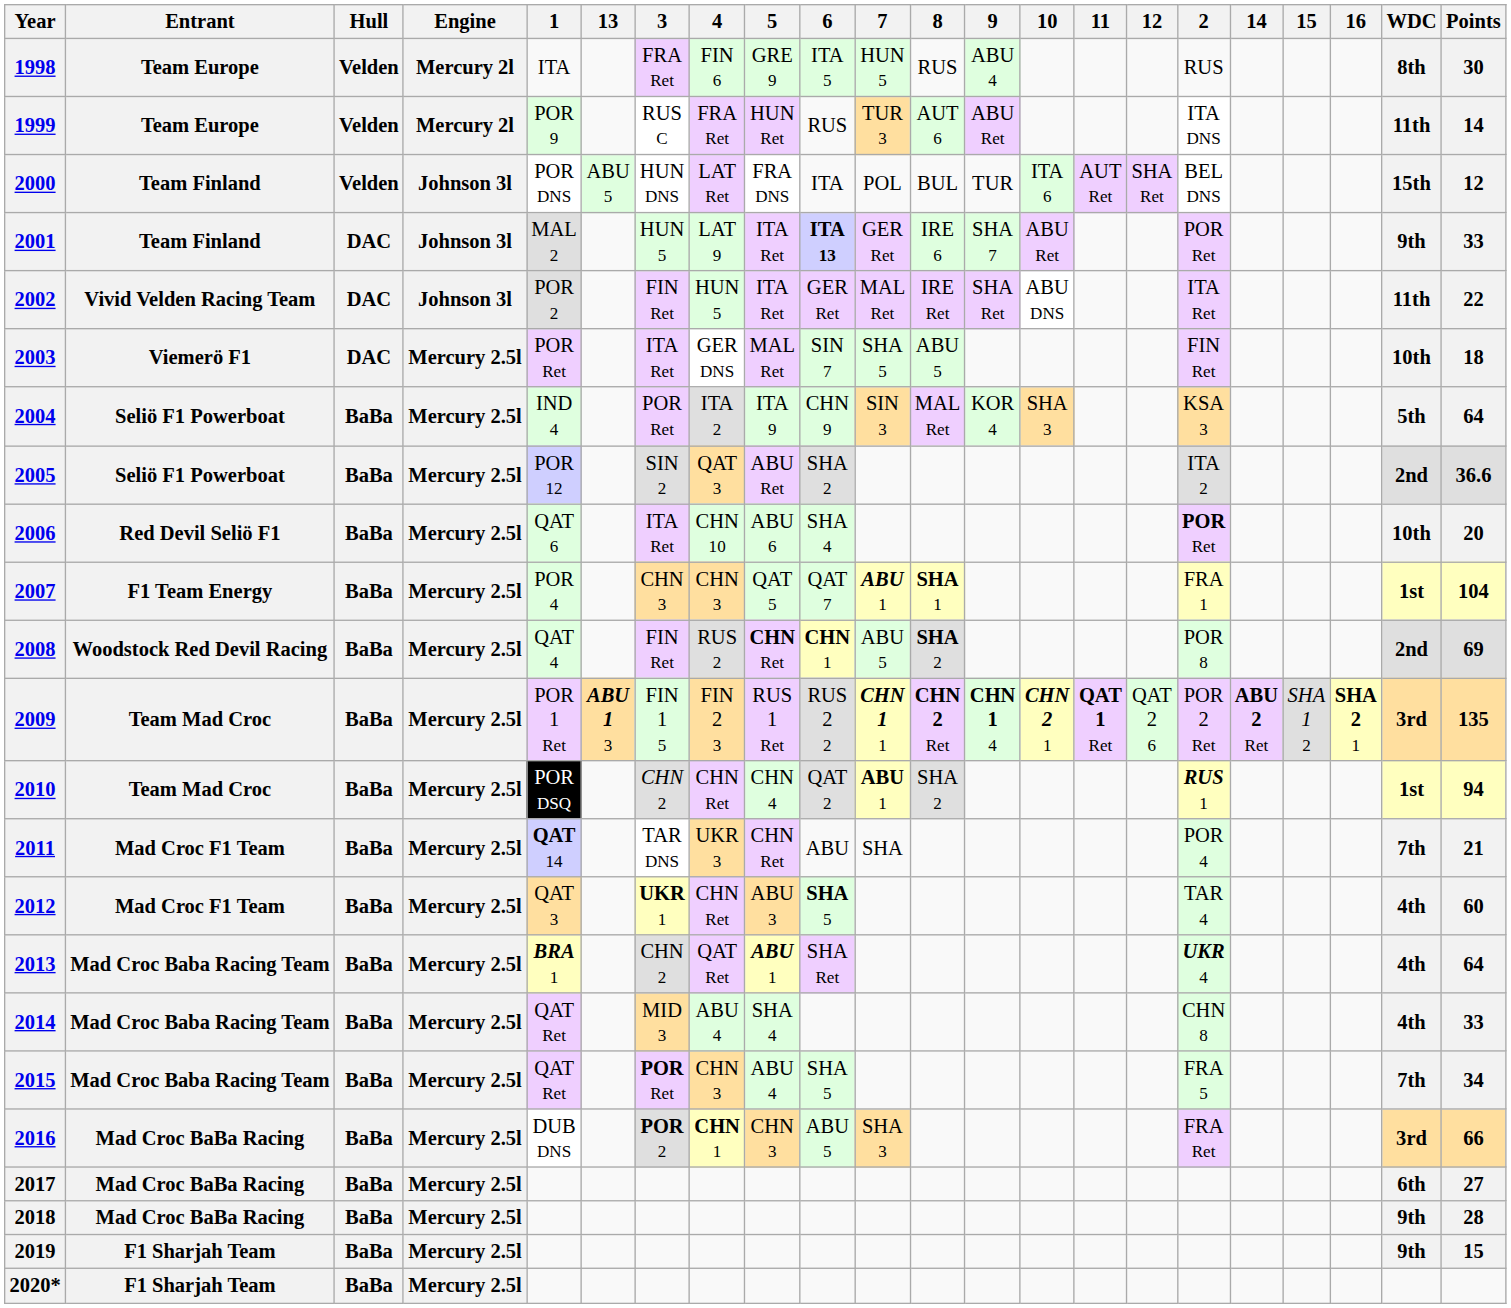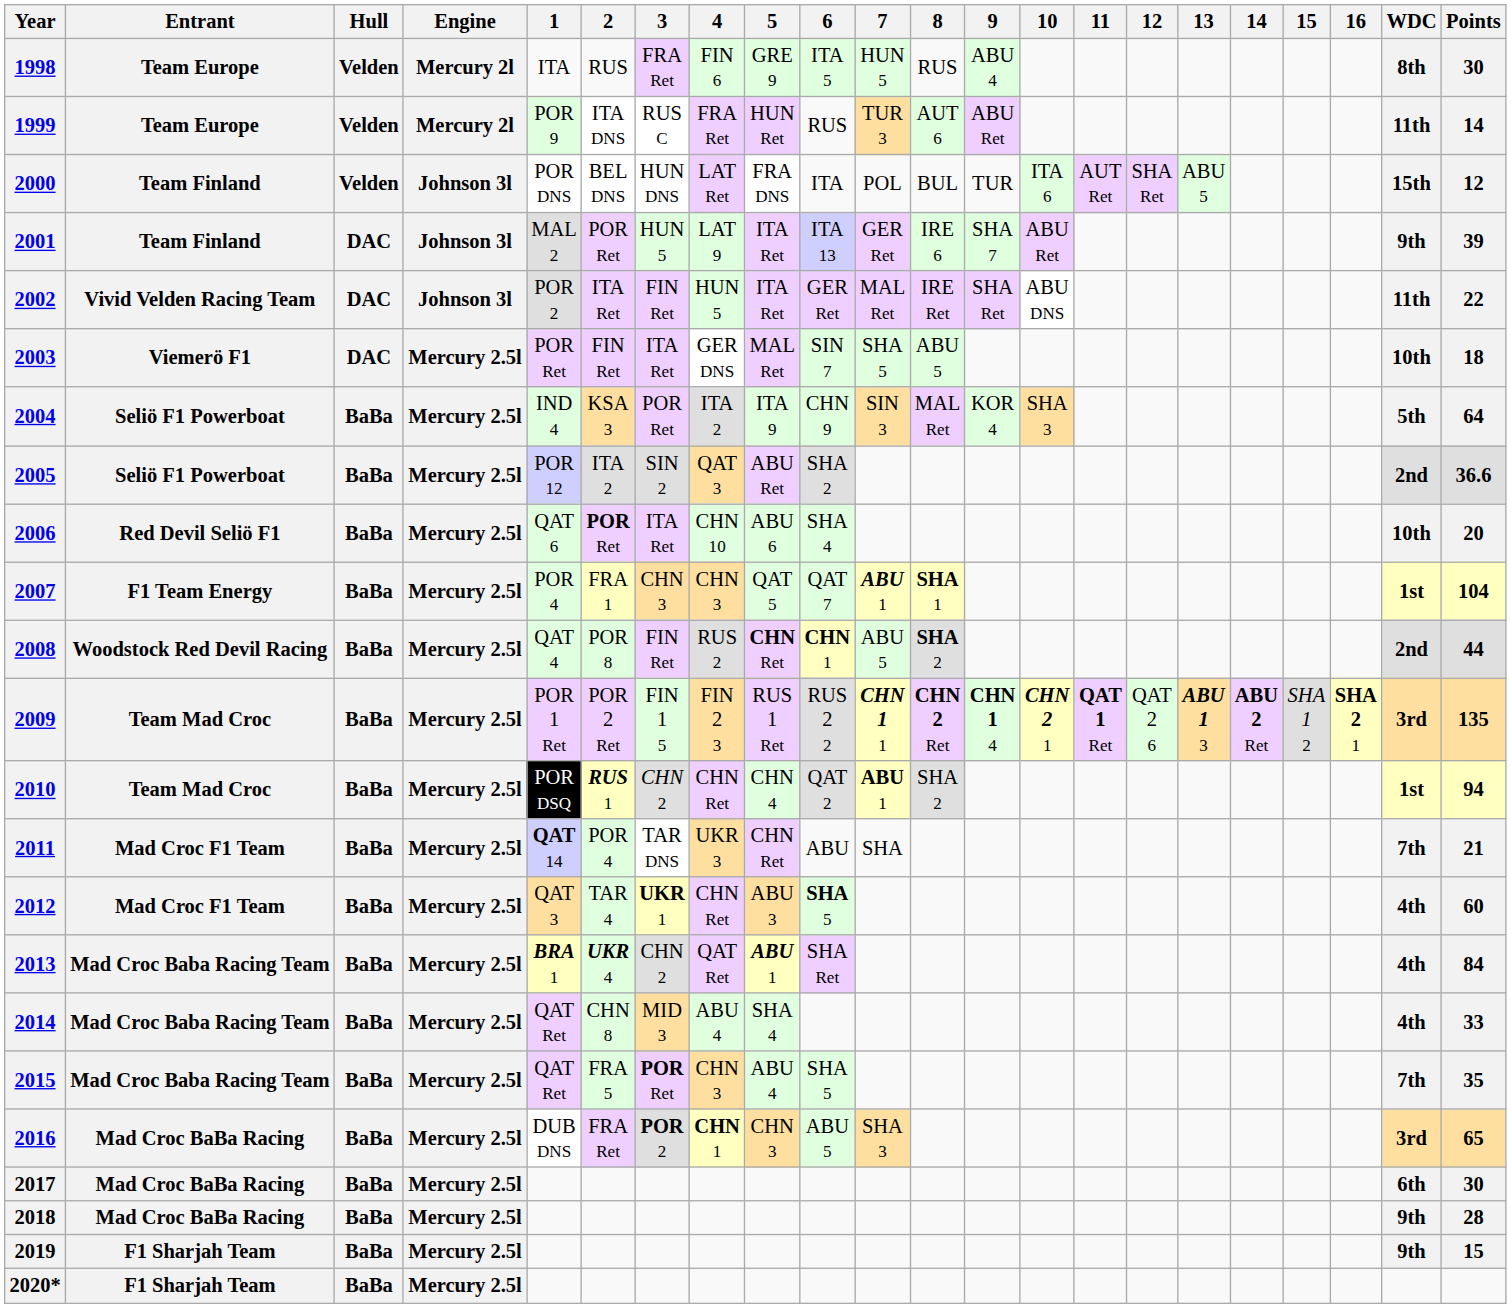columns swapped: (1204, 21) <-> (608, 21)
(827, 241) bold -> (827, 241) normal
(1473, 241) 33 -> (1473, 241) 39
(1473, 648) 69 -> (1473, 648) 44
(1473, 963) 64 -> (1473, 963) 84
(1473, 1080) 34 -> (1473, 1080) 35
(1473, 1138) 66 -> (1473, 1138) 65
(1473, 1184) 27 -> (1473, 1184) 30
